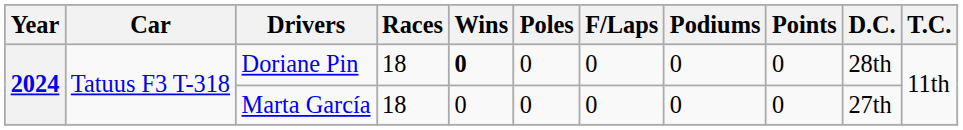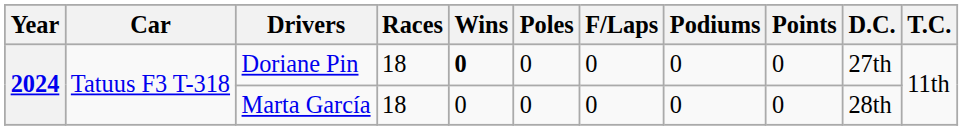(870, 64) 28th -> (870, 64) 27th
(870, 104) 27th -> (870, 104) 28th
